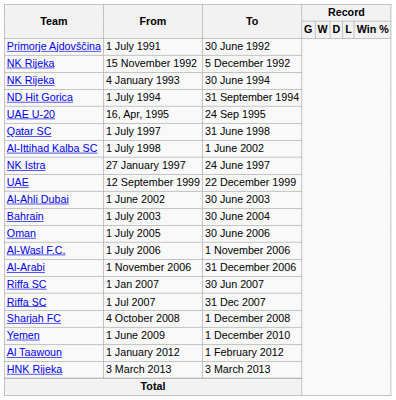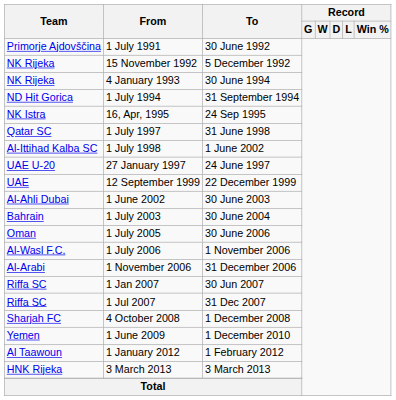(31, 115) UAE U-20 -> (26, 115) NK Istra
(26, 166) NK Istra -> (31, 166) UAE U-20
